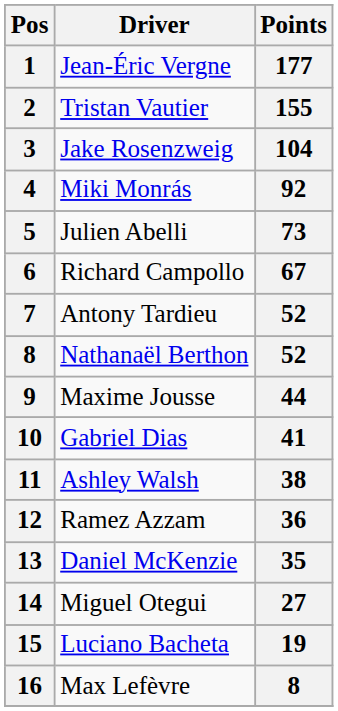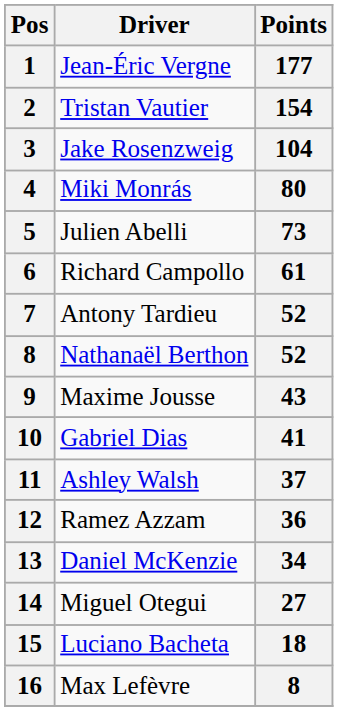(294, 107) 155 -> (294, 107) 154
(294, 189) 92 -> (294, 189) 80
(294, 272) 67 -> (294, 272) 61
(294, 396) 44 -> (294, 396) 43
(294, 478) 38 -> (294, 478) 37
(294, 561) 35 -> (294, 561) 34
(294, 644) 19 -> (294, 644) 18
